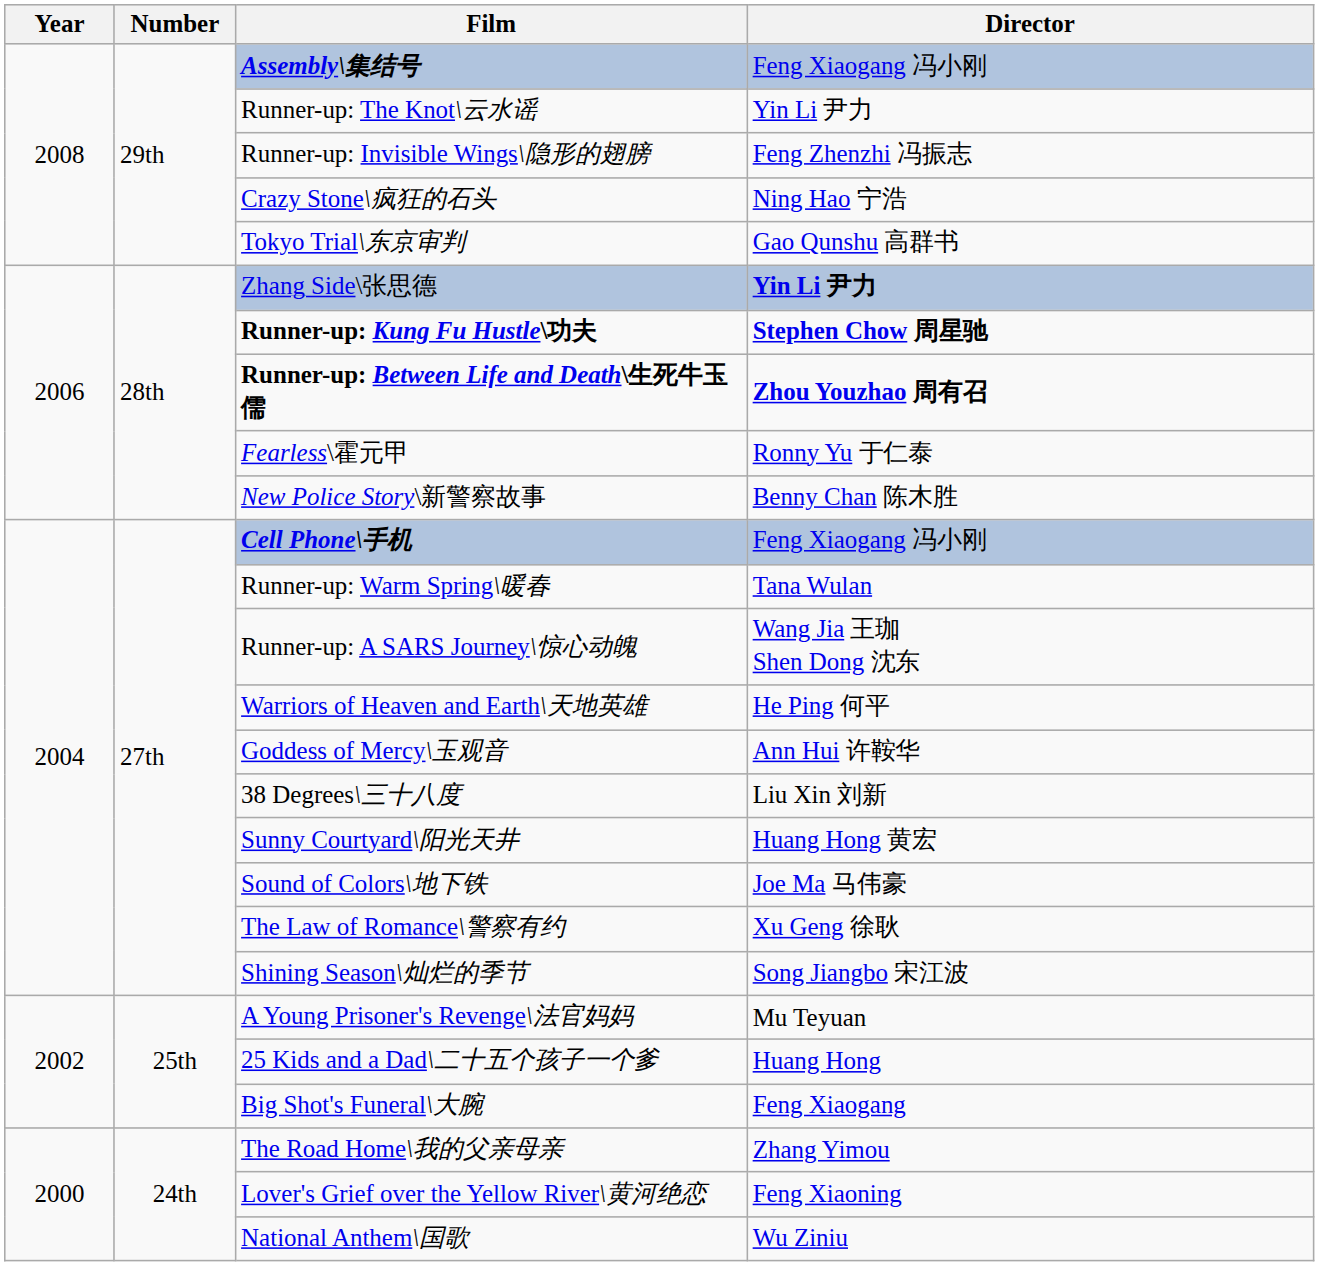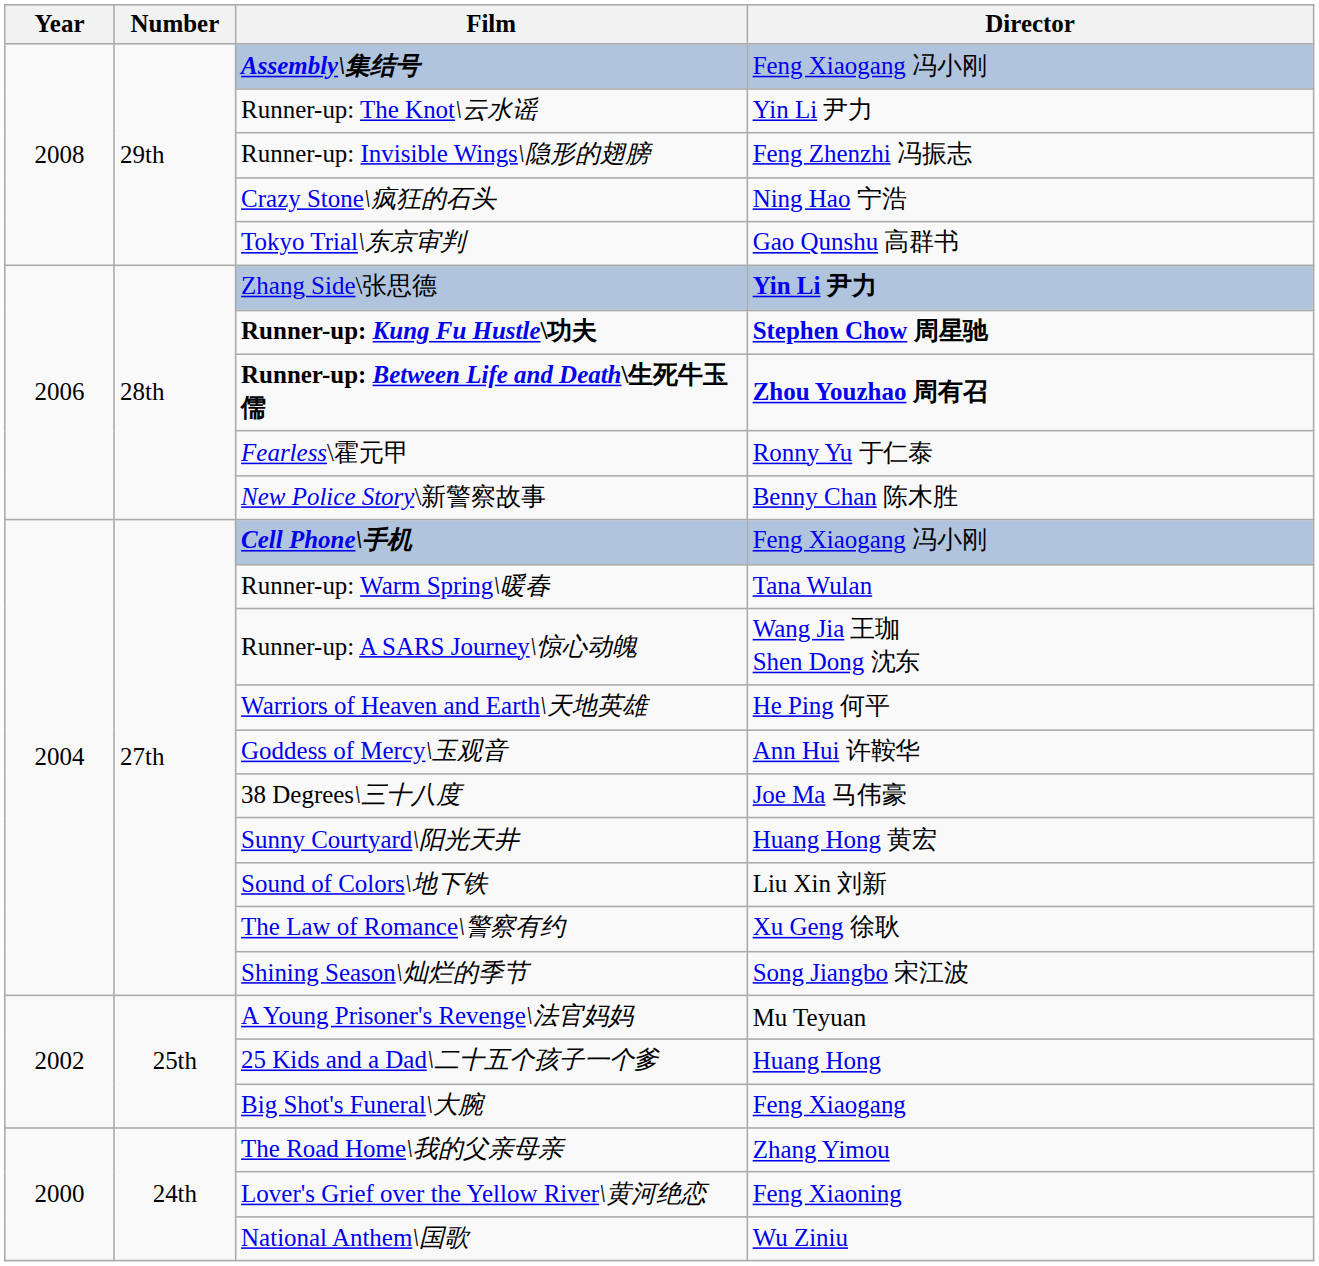(820, 794) Liu Xin 刘新 -> (830, 794) Joe Ma 马伟豪
(830, 883) Joe Ma 马伟豪 -> (820, 883) Liu Xin 刘新
